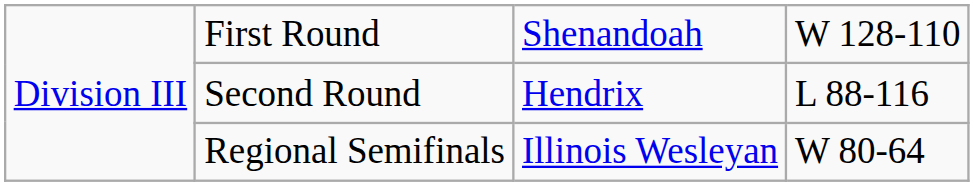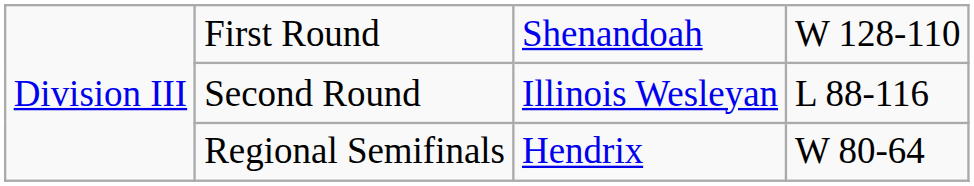(583, 92) Hendrix -> (650, 92) Illinois Wesleyan
(650, 151) Illinois Wesleyan -> (583, 151) Hendrix
